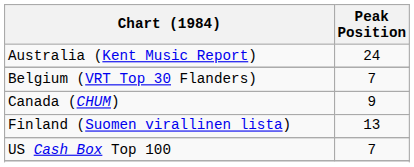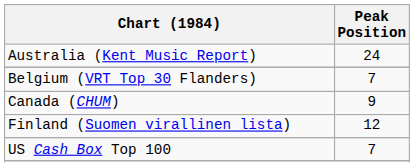(372, 126) 13 -> (372, 126) 12
